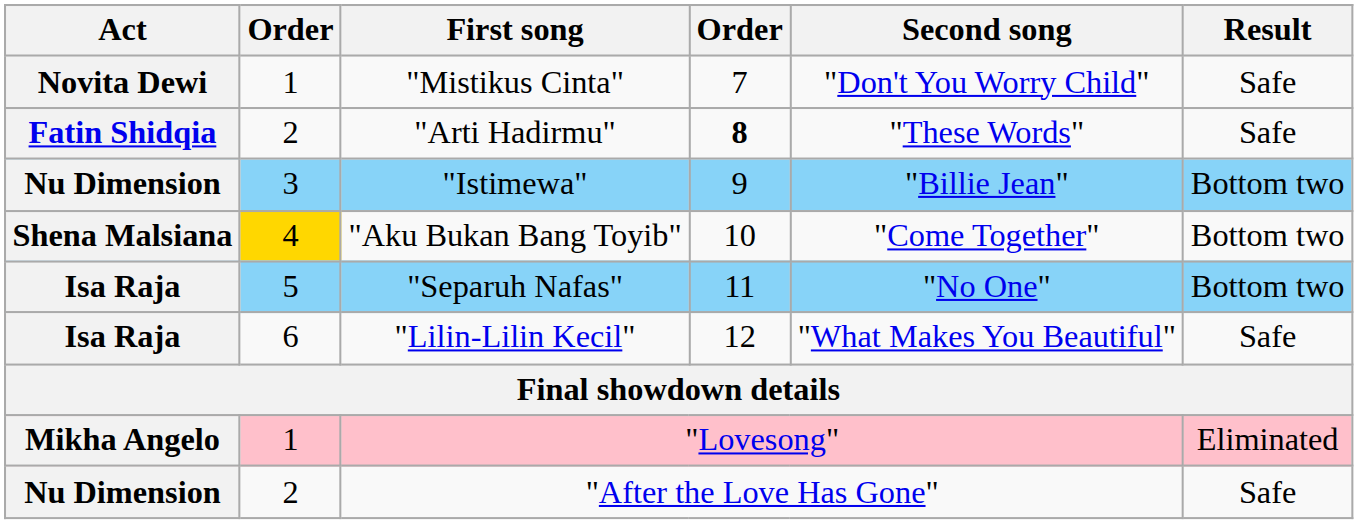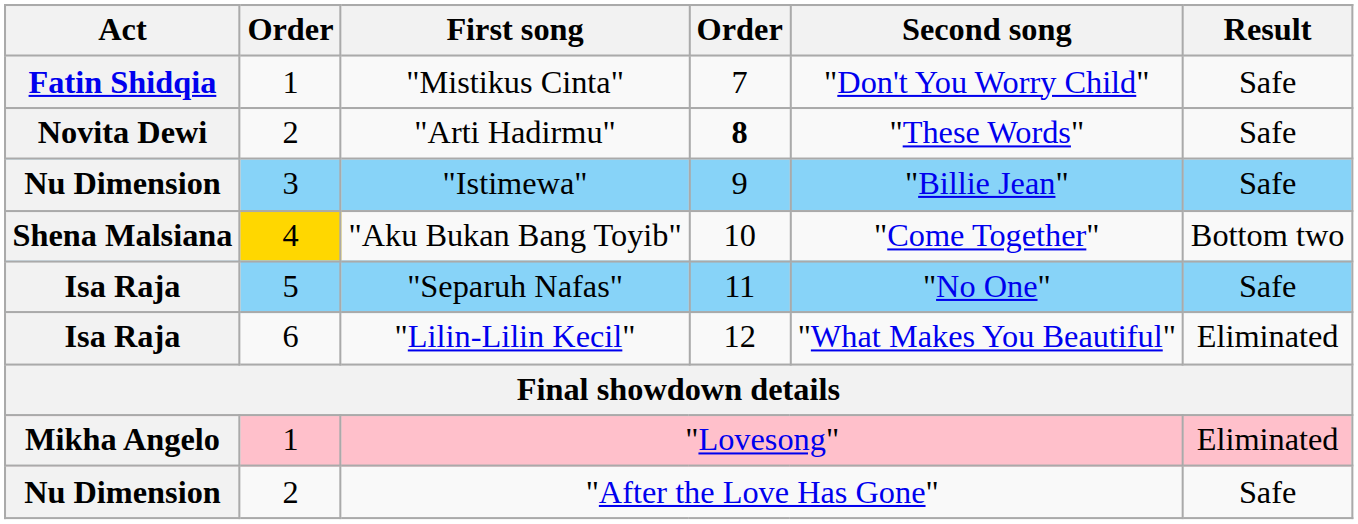(122, 81) Novita Dewi -> (122, 81) Fatin Shidqia
(122, 132) Fatin Shidqia -> (122, 132) Novita Dewi
(1268, 183) Bottom two -> (1268, 183) Safe
(1268, 286) Bottom two -> (1268, 286) Safe
(1268, 337) Safe -> (1268, 337) Eliminated
